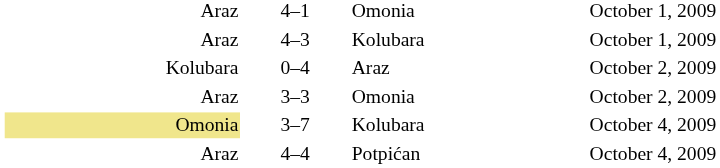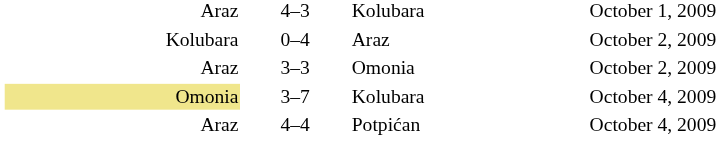- row: (295, 10)
